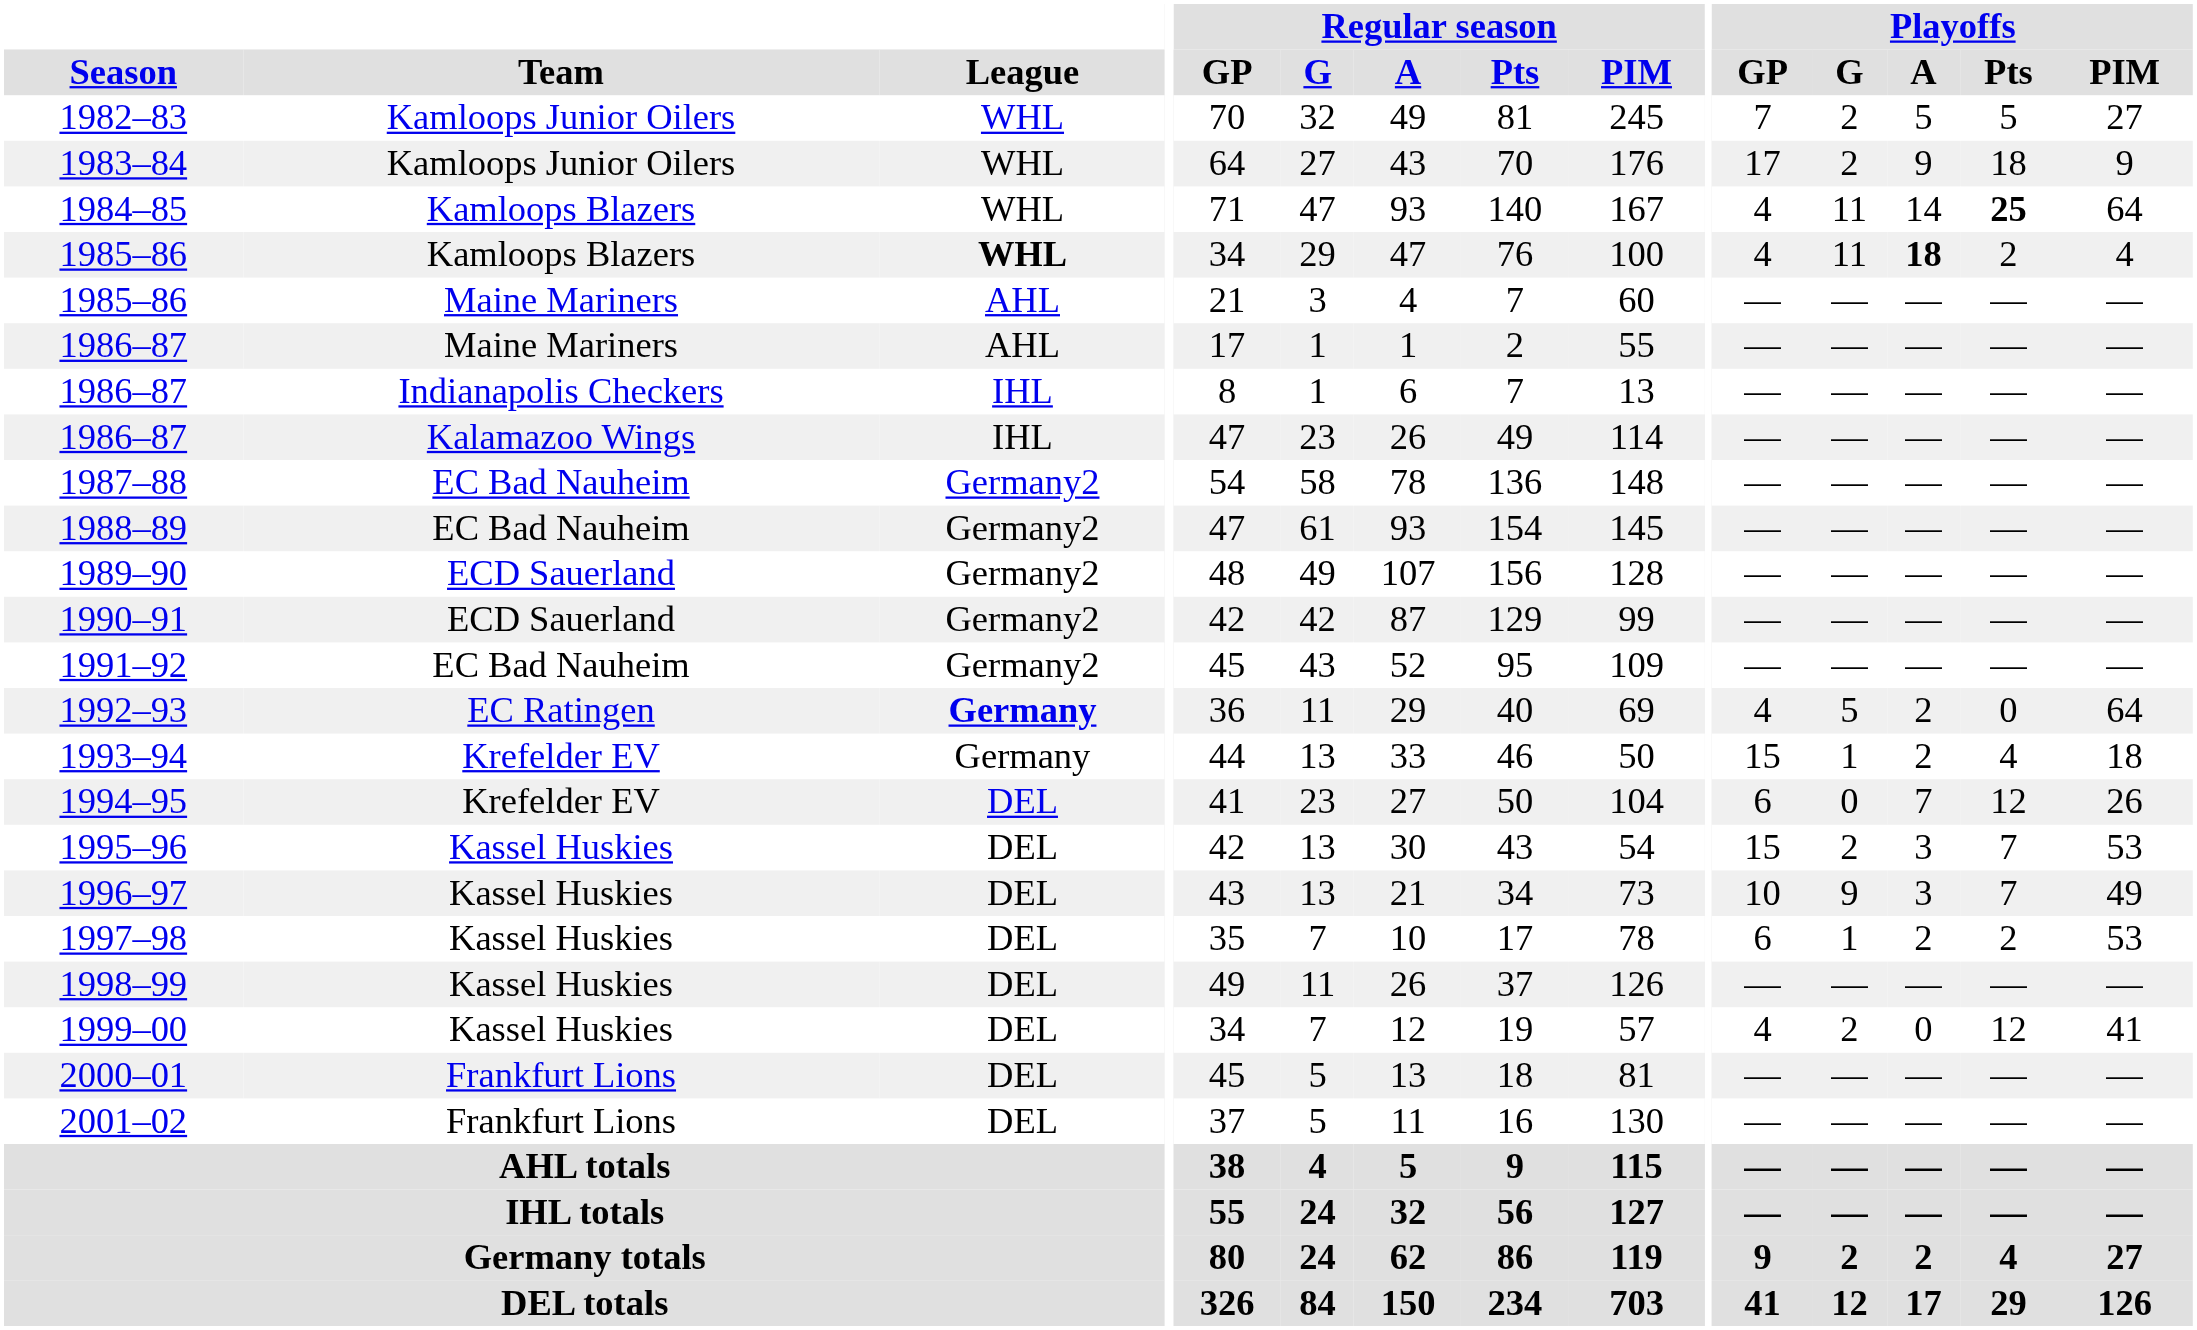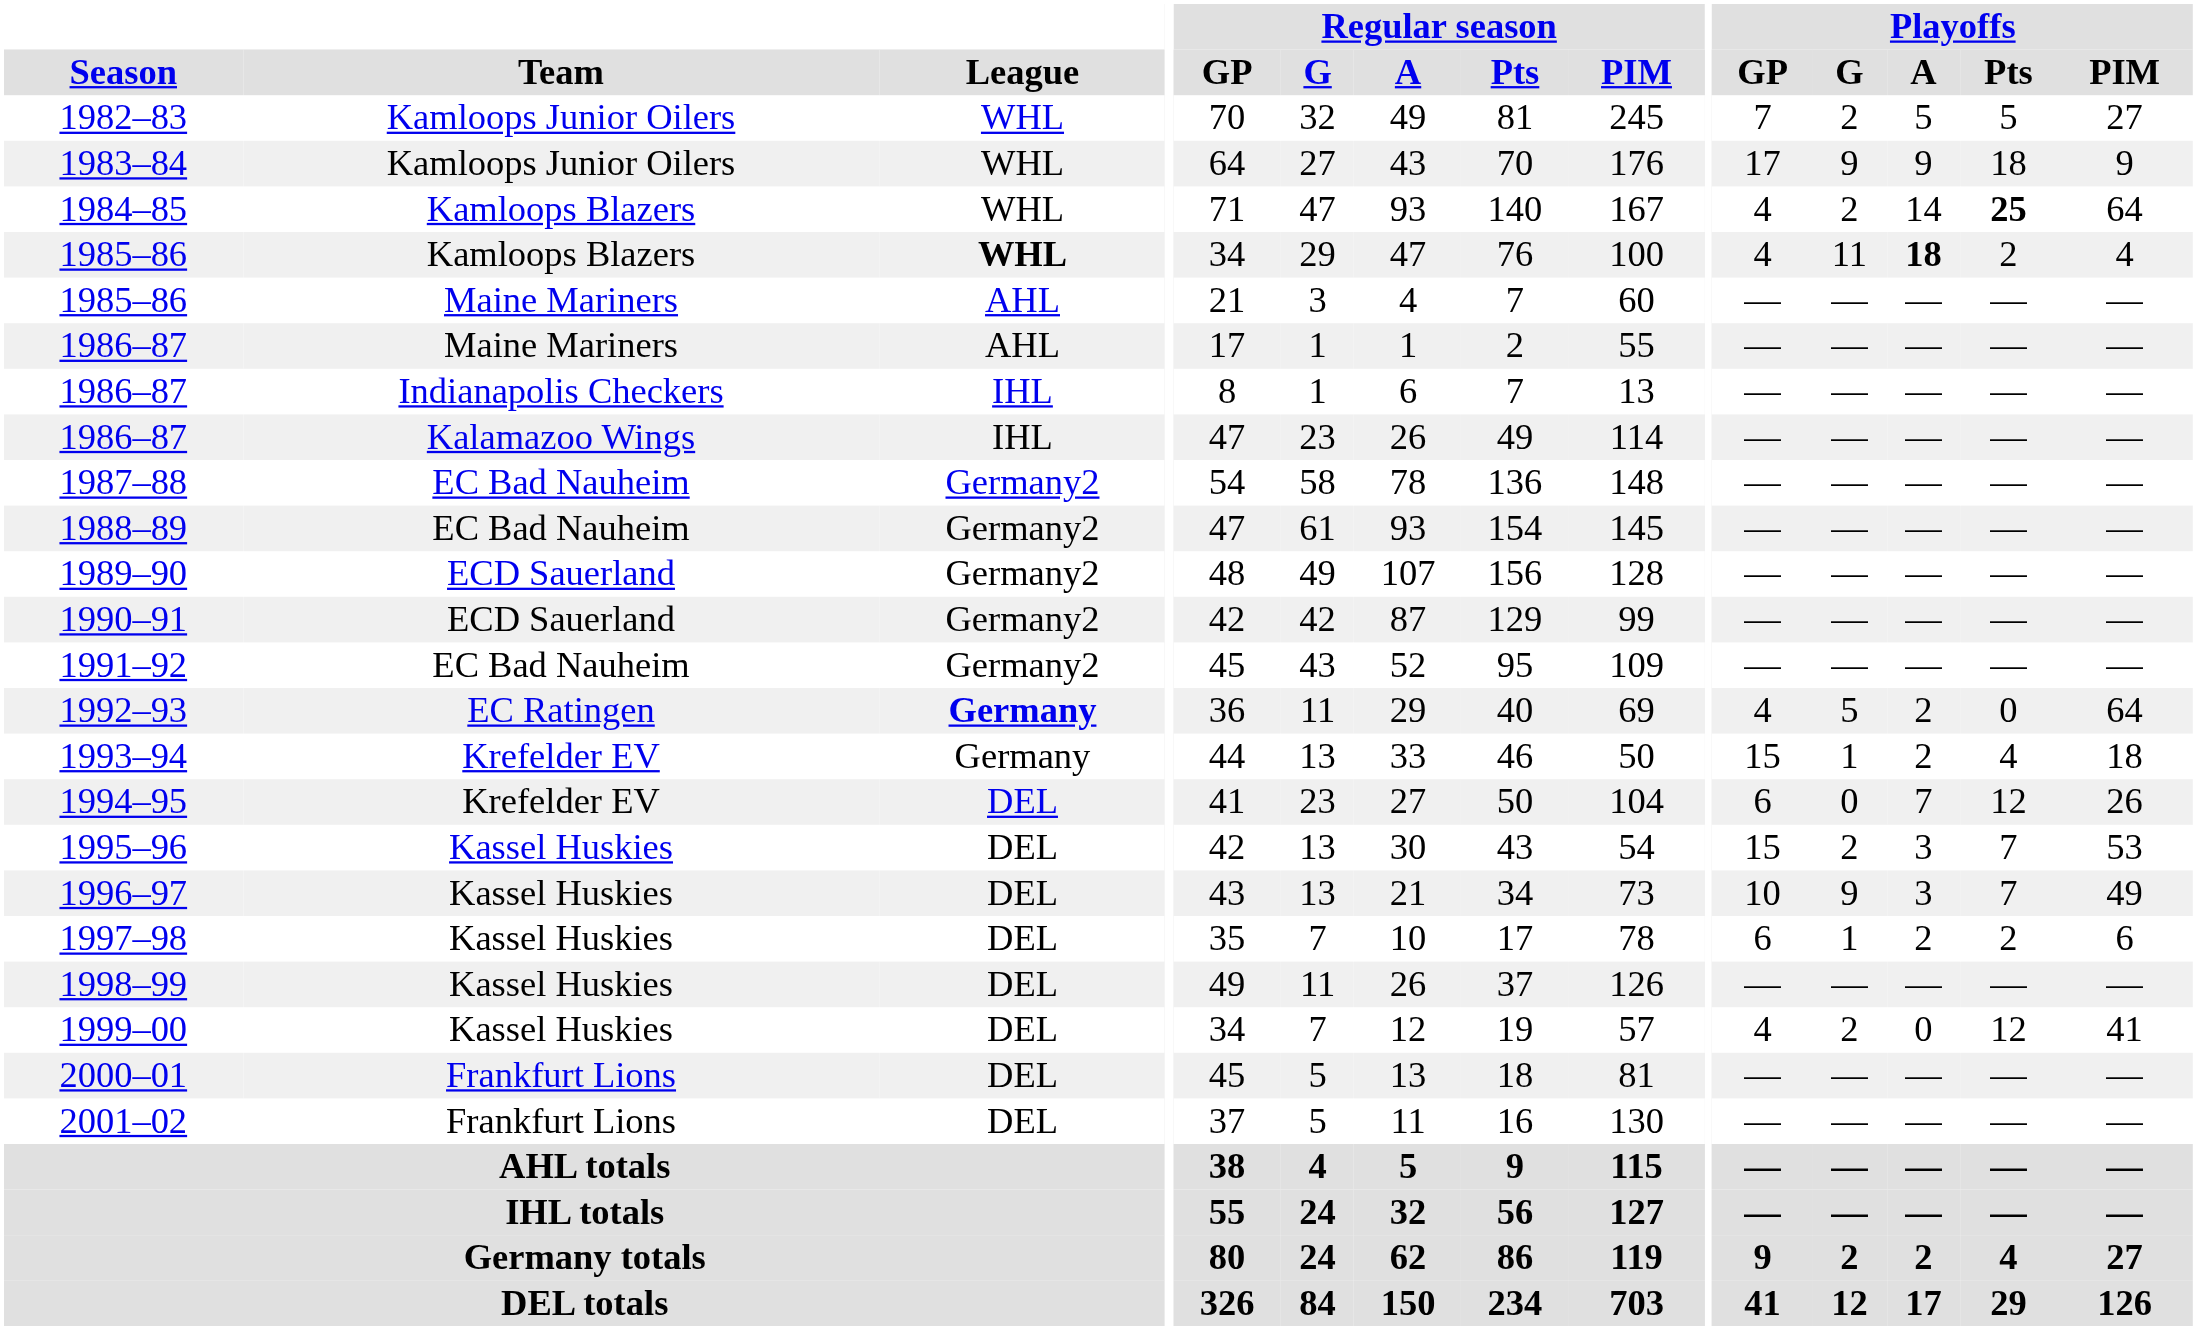(1849, 162) 2 -> (1849, 162) 9
(1849, 208) 11 -> (1849, 208) 2
(2125, 938) 53 -> (2125, 938) 6
